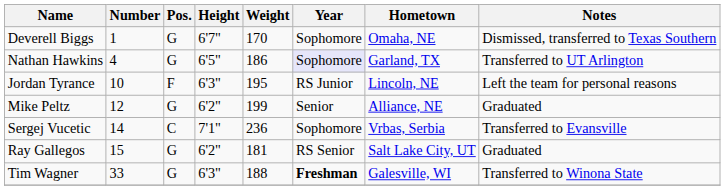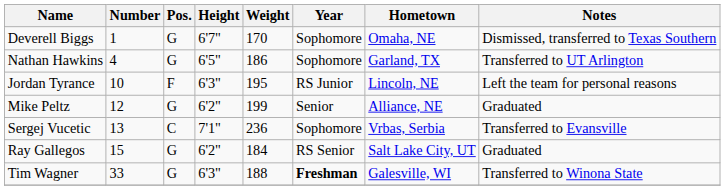(329, 60) lavender background -> (329, 60) no background
(117, 128) 14 -> (117, 128) 13
(257, 151) 181 -> (257, 151) 184
